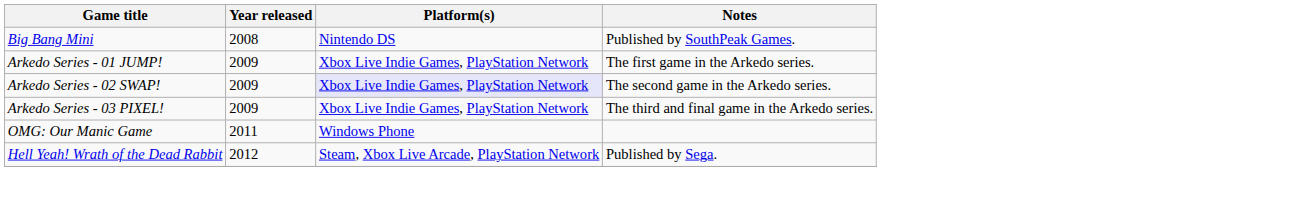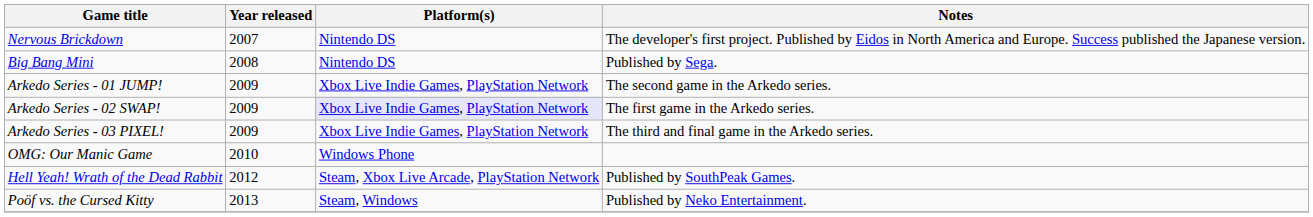+ row: (65, 39)
(701, 39) Published by SouthPeak Games. -> (662, 62) Published by Sega.
(710, 62) The first game in the Arkedo series. -> (719, 85) The second game in the Arkedo series.
(719, 85) The second game in the Arkedo series. -> (710, 108) The first game in the Arkedo series.
(243, 131) 2011 -> (244, 154) 2010
(662, 154) Published by Sega. -> (701, 177) Published by SouthPeak Games.
+ row: (81, 200)
